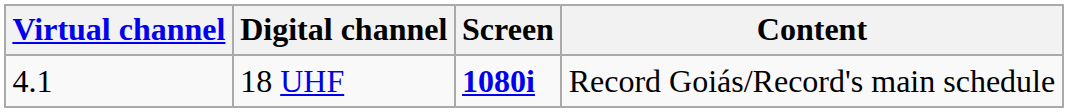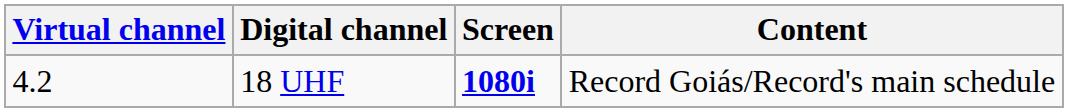(32, 80) 4.1 -> (32, 80) 4.2
